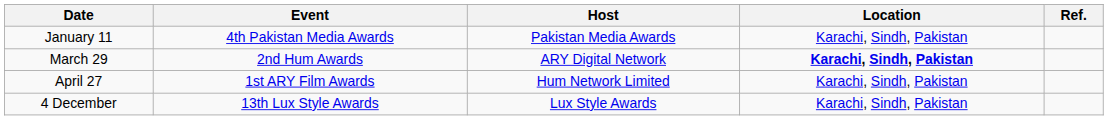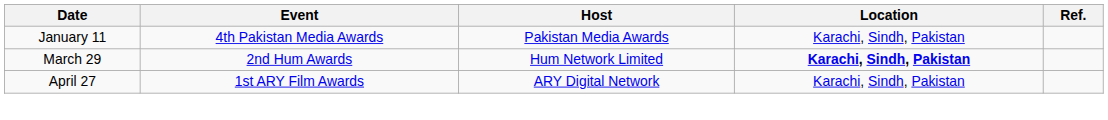(603, 59) ARY Digital Network -> (597, 59) Hum Network Limited
(603, 81) Hum Network Limited -> (597, 81) ARY Digital Network
- row: (79, 103)
